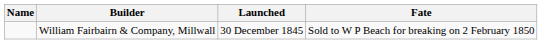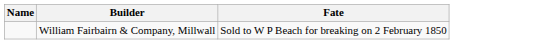- column: (262, 13)
